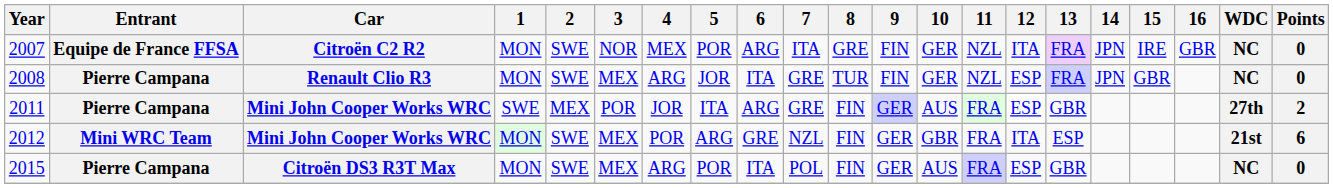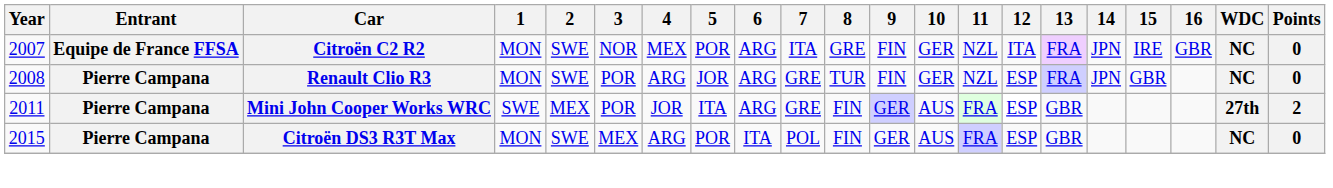(618, 79) MEX -> (618, 79) POR
(761, 79) ITA -> (758, 79) ARG
- row: (27, 138)
